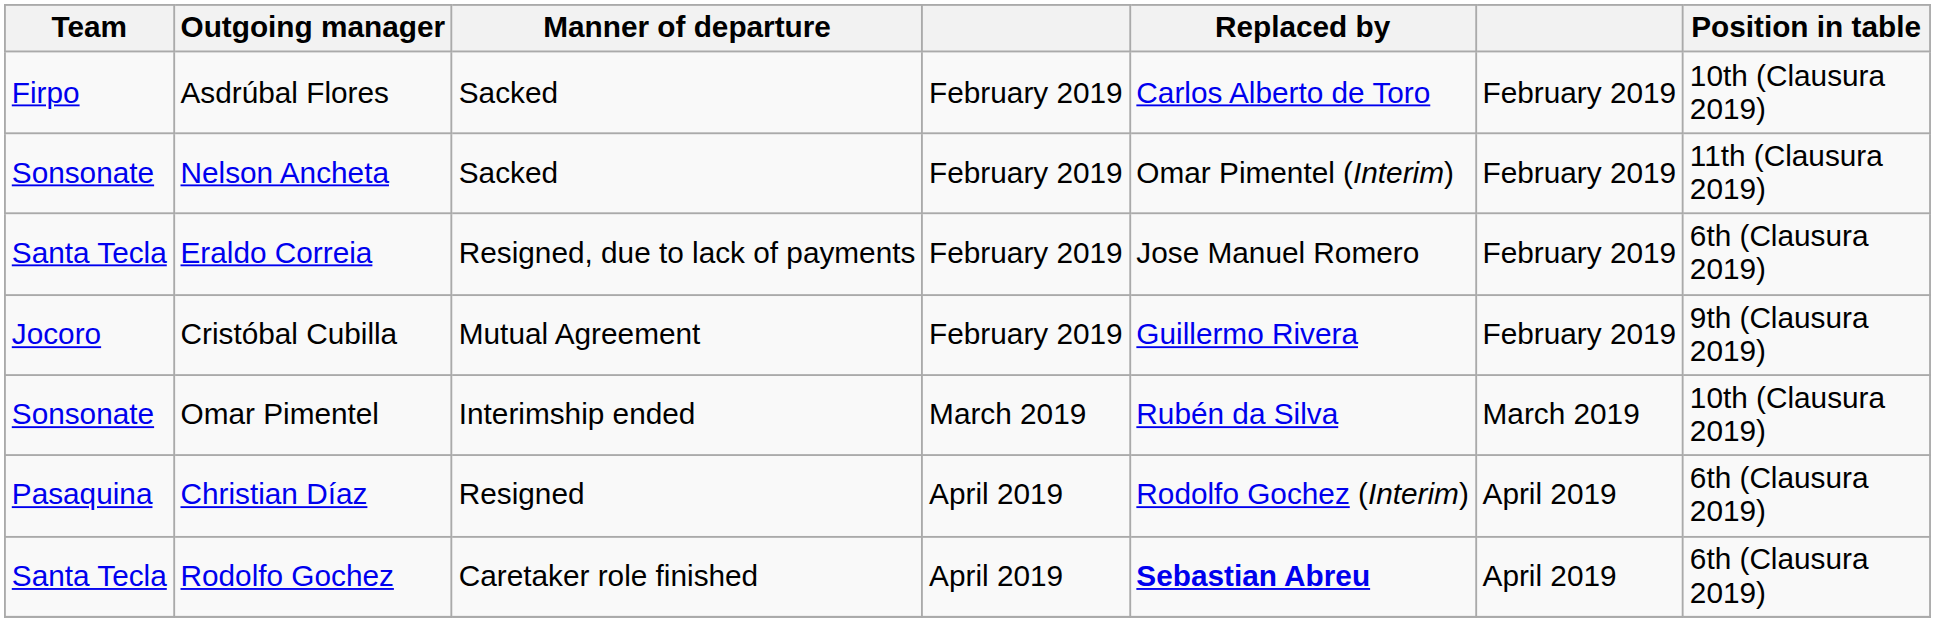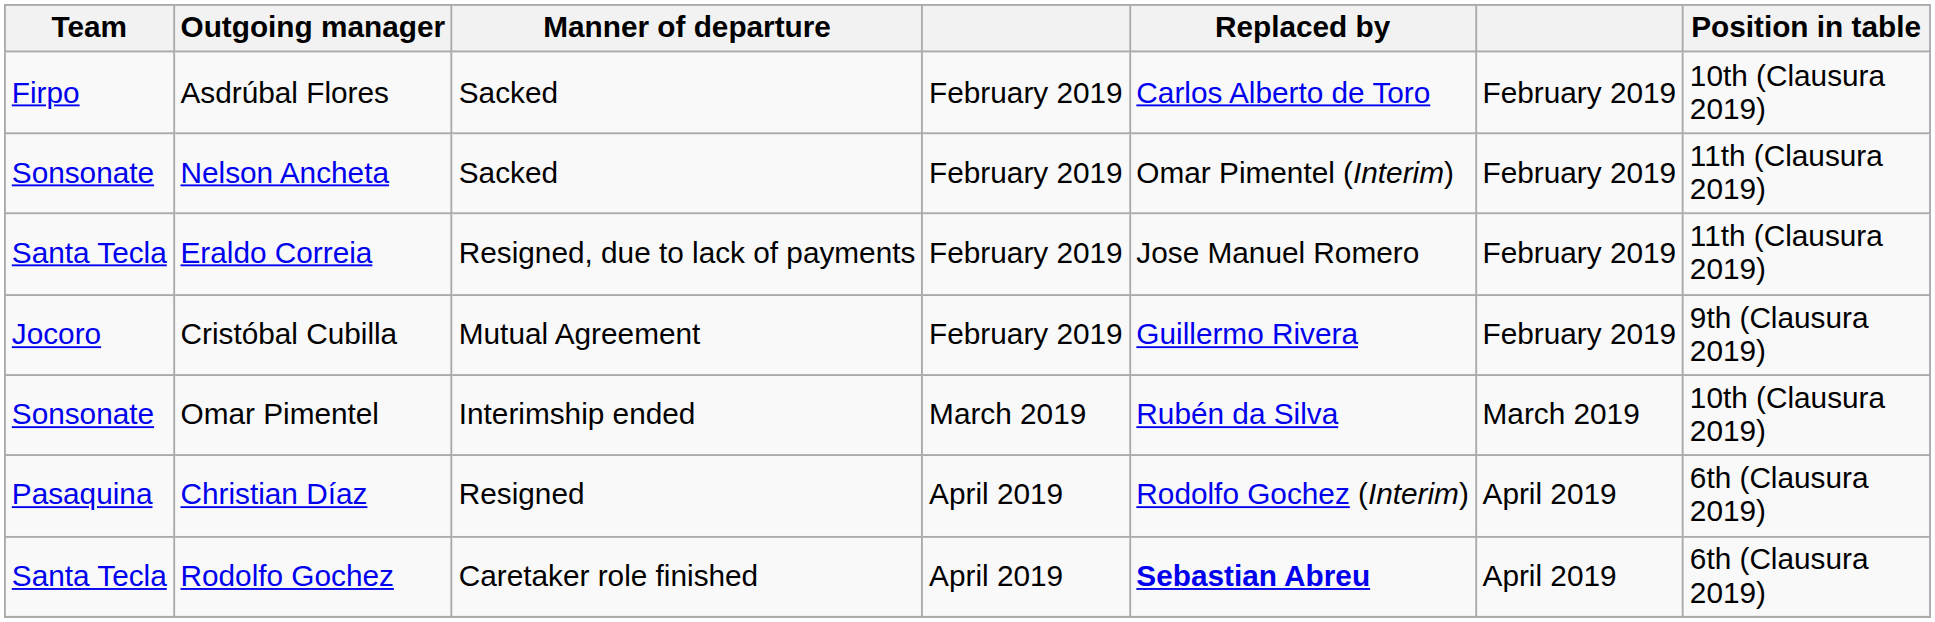(1779, 253) 6th (Clausura 2019) -> (1786, 253) 11th (Clausura 2019)
